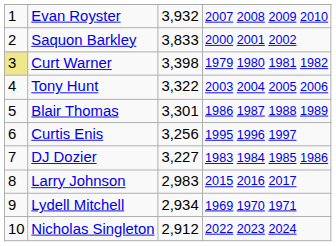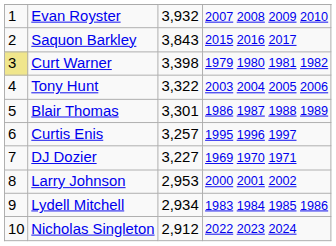(180, 39) 3,833 -> (180, 39) 3,843
(251, 40) 2000 2001 2002 -> (251, 40) 2015 2016 2017
(180, 134) 3,256 -> (180, 134) 3,257
(267, 158) 1983 1984 1985 1986 -> (251, 158) 1969 1970 1971
(180, 181) 2,983 -> (180, 181) 2,953
(251, 181) 2015 2016 2017 -> (251, 181) 2000 2001 2002
(251, 205) 1969 1970 1971 -> (267, 205) 1983 1984 1985 1986
